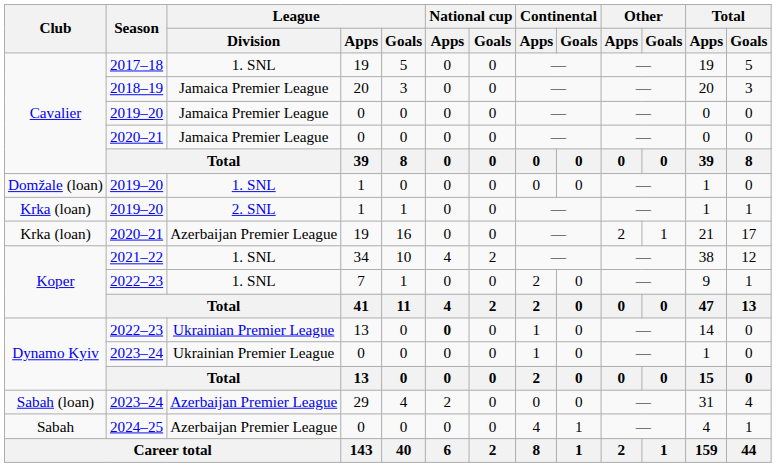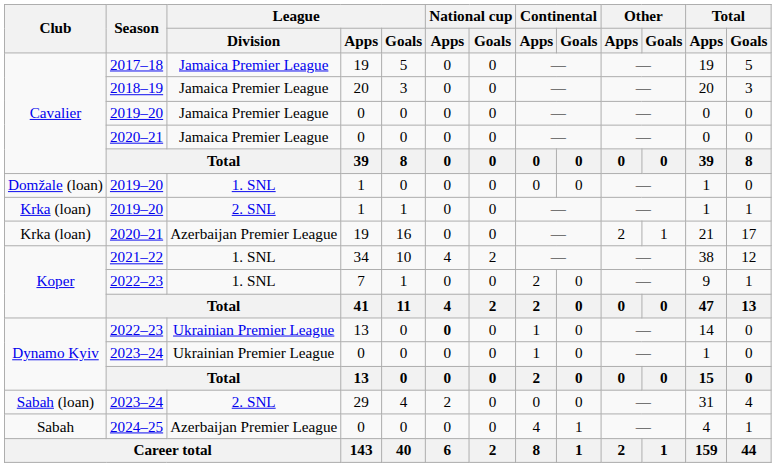(254, 64) 1. SNL -> (254, 64) Jamaica Premier League
(254, 402) Azerbaijan Premier League -> (254, 402) 2. SNL
